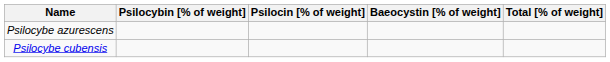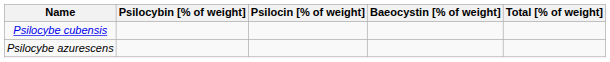rows swapped: (60, 30) <-> (60, 48)
